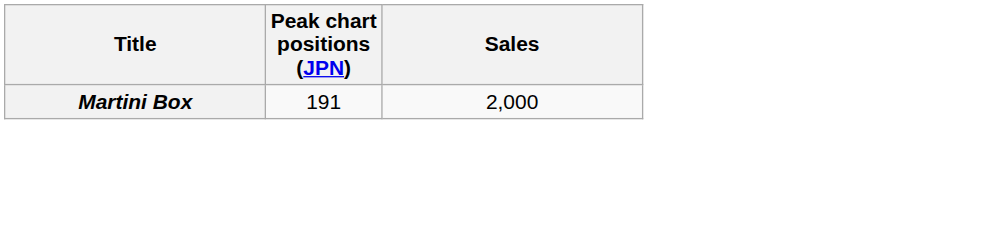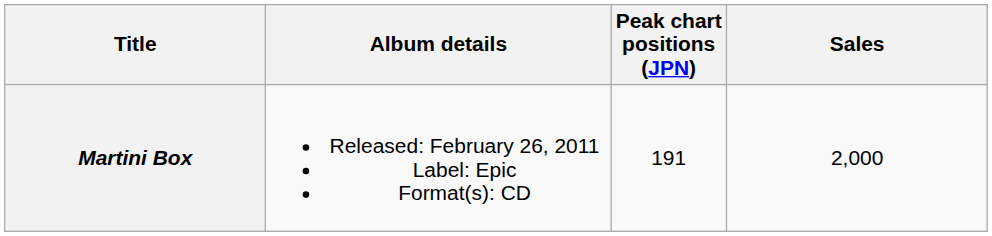+ column: (438, 44)
